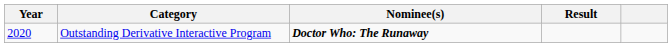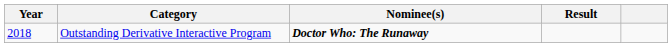(19, 33) 2020 -> (19, 33) 2018
